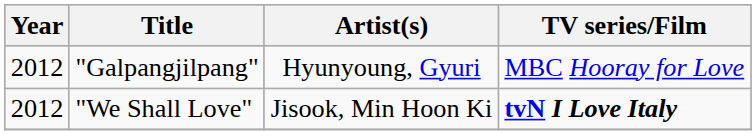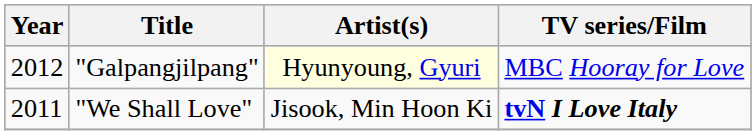(382, 66) no background -> (382, 66) lightyellow background
(37, 108) 2012 -> (37, 108) 2011
